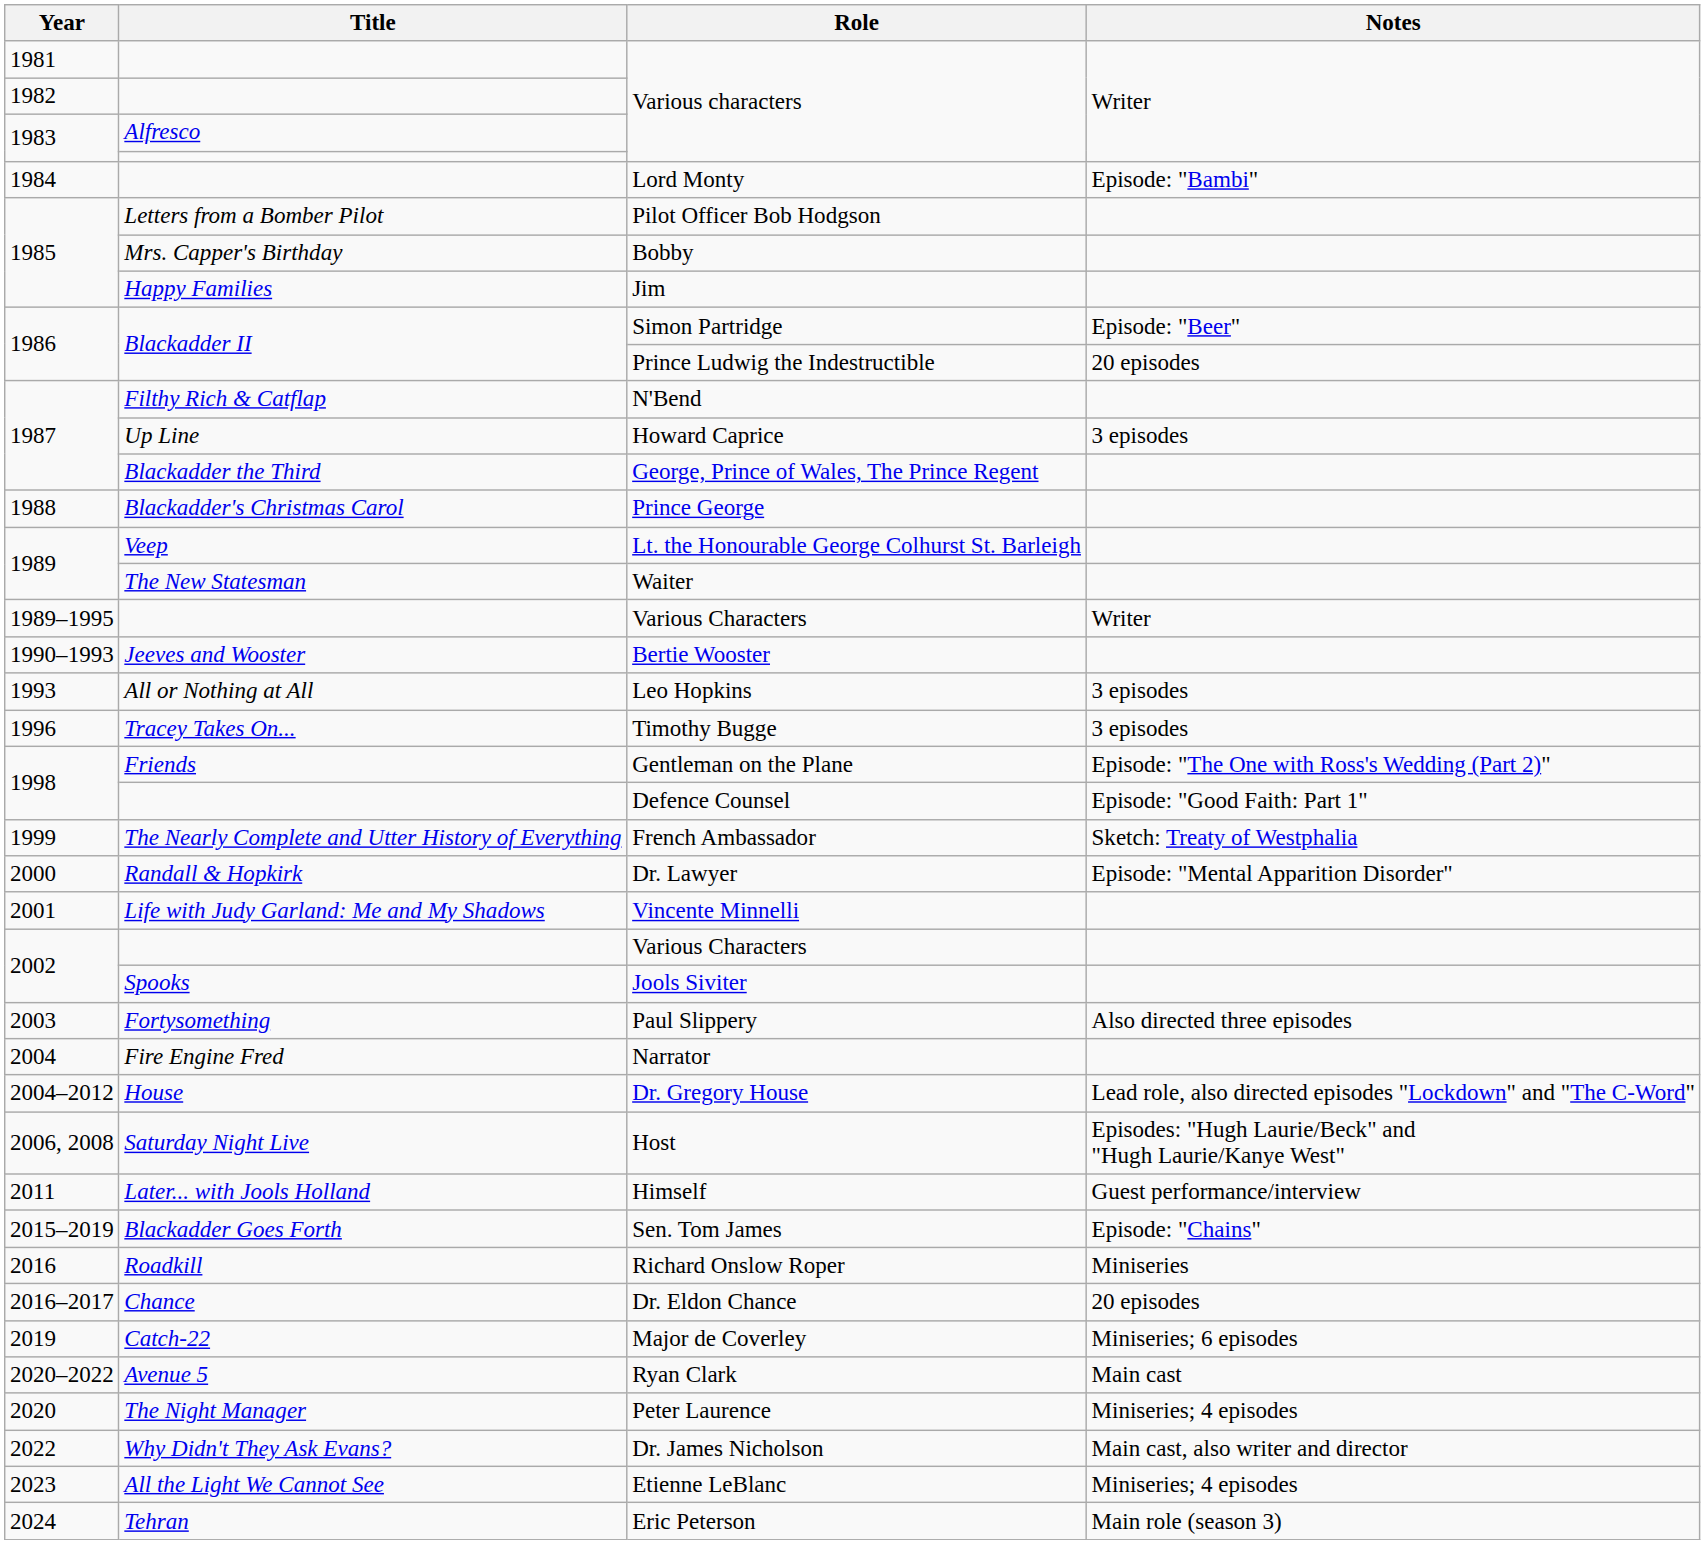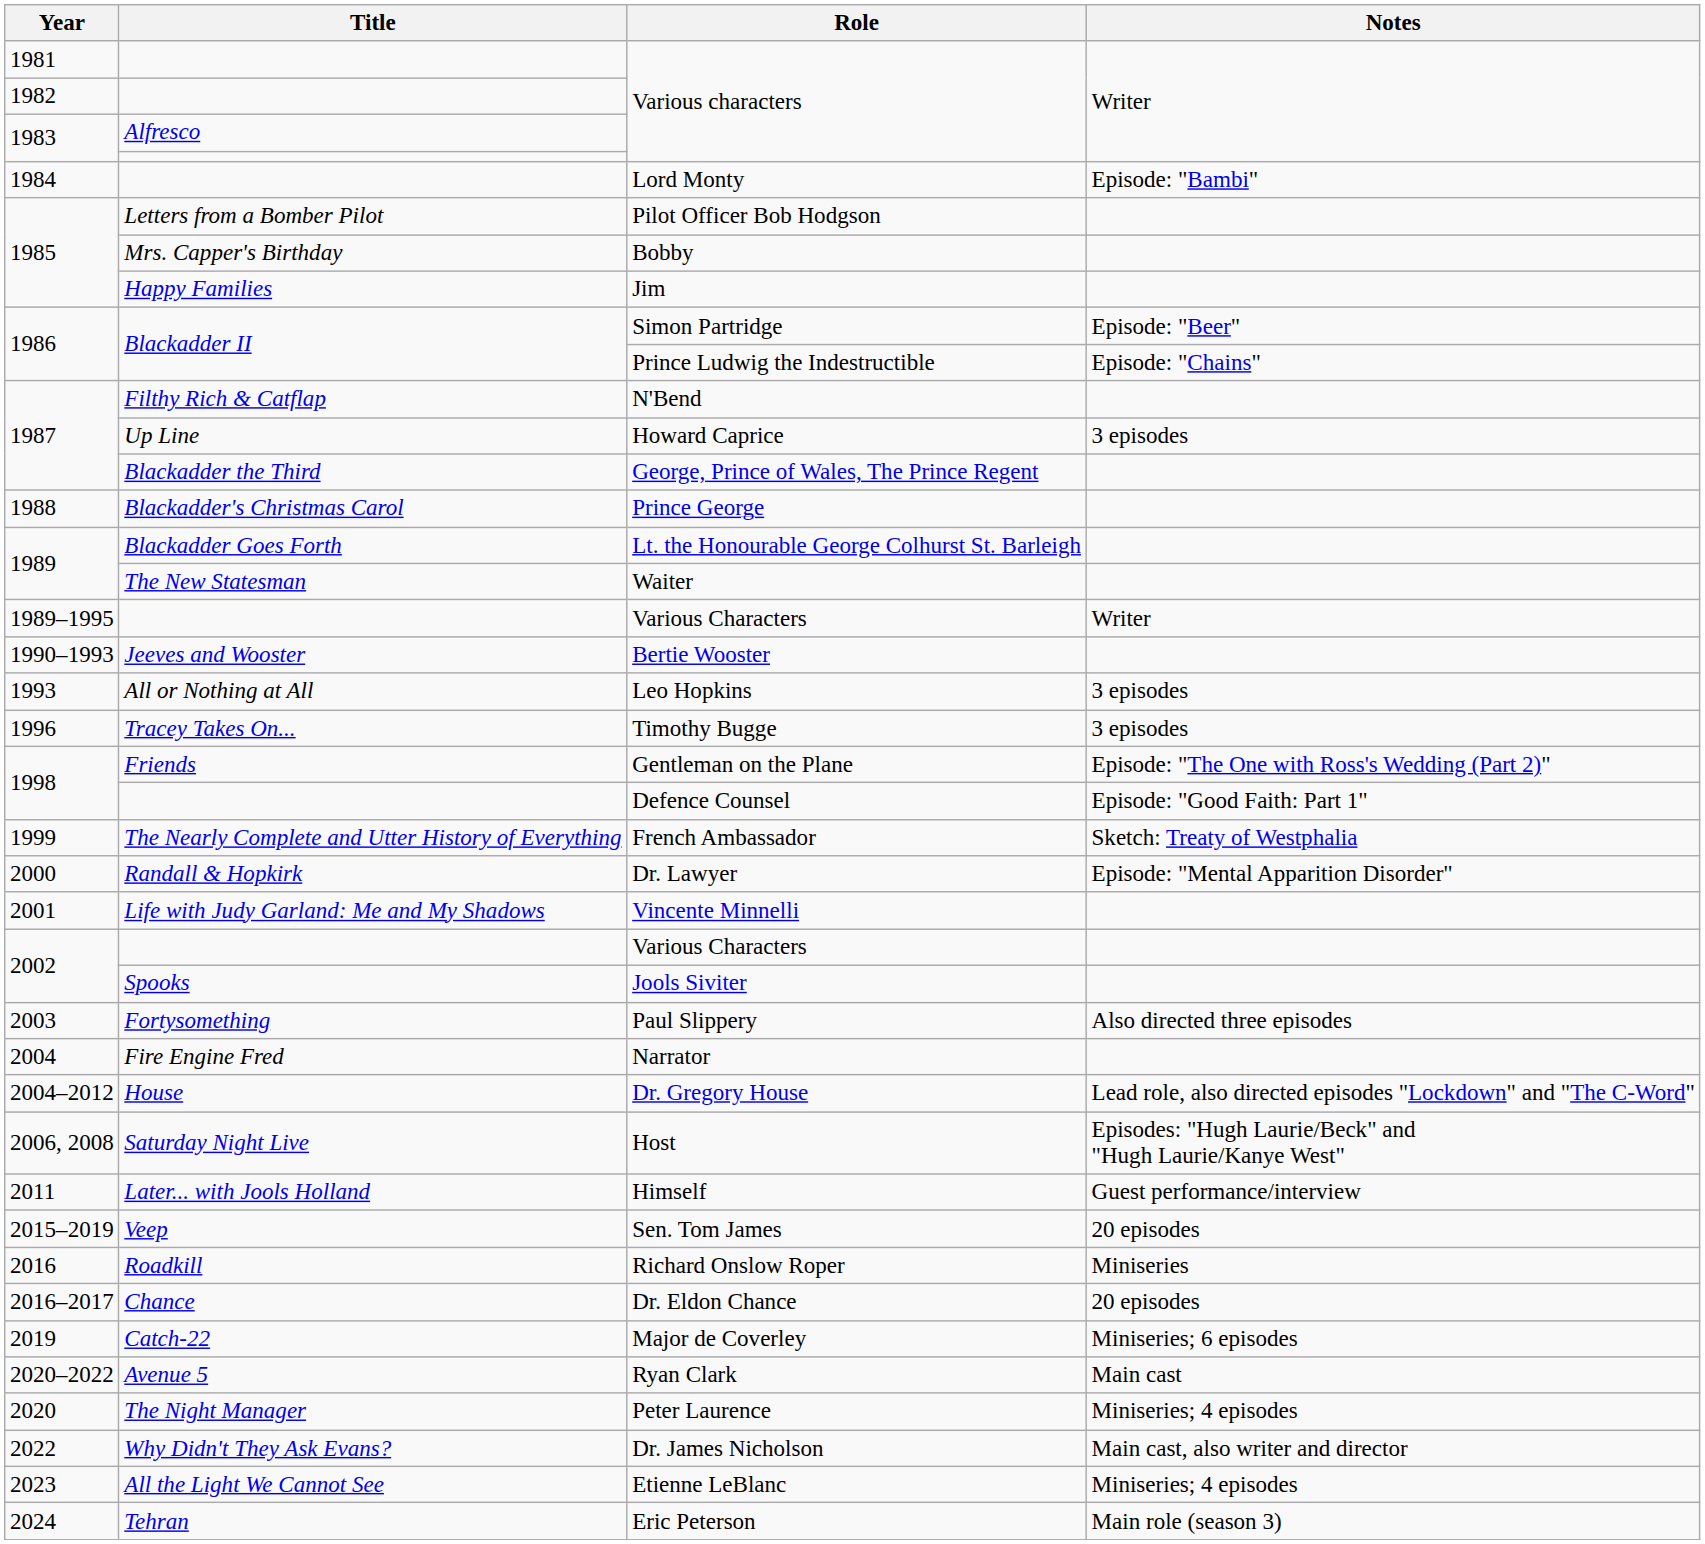(1146, 362) 20 episodes -> (1176, 362) Episode: "Chains"
(146, 544) Veep -> (233, 544) Blackadder Goes Forth
(233, 1228) Blackadder Goes Forth -> (146, 1228) Veep
(1176, 1228) Episode: "Chains" -> (1146, 1228) 20 episodes
